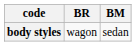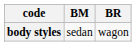columns swapped: (116, 13) <-> (82, 13)
